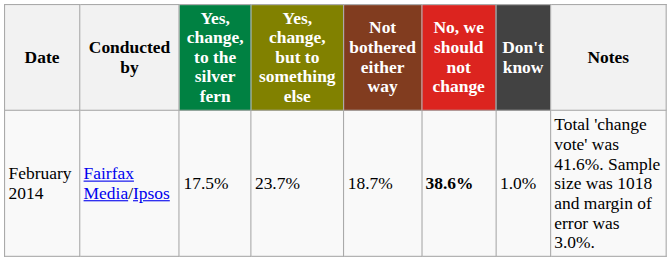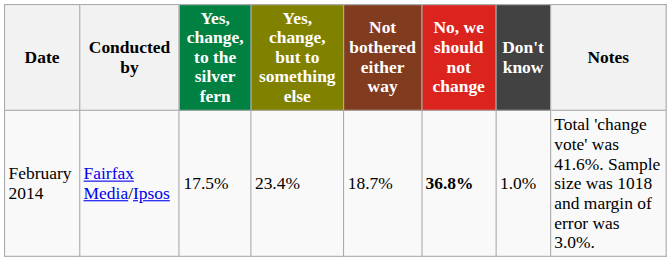(277, 183) 23.7% -> (277, 183) 23.4%
(449, 183) 38.6% -> (449, 183) 36.8%
